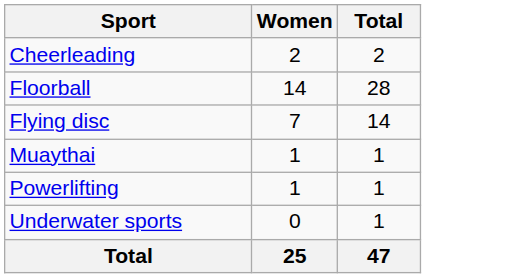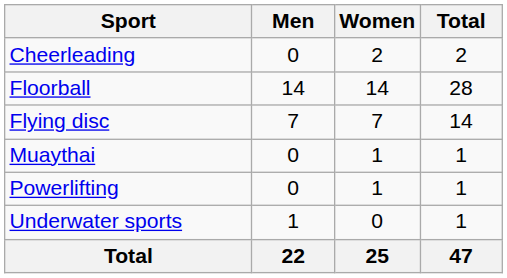+ column: (293, 21)
